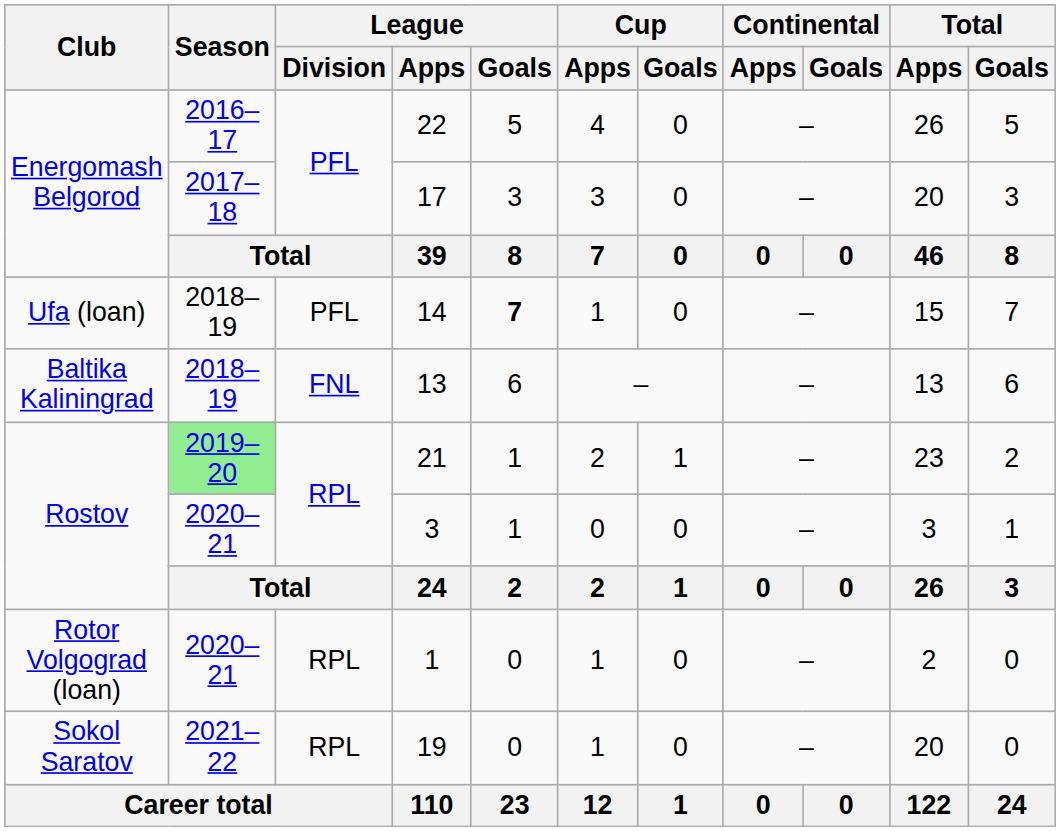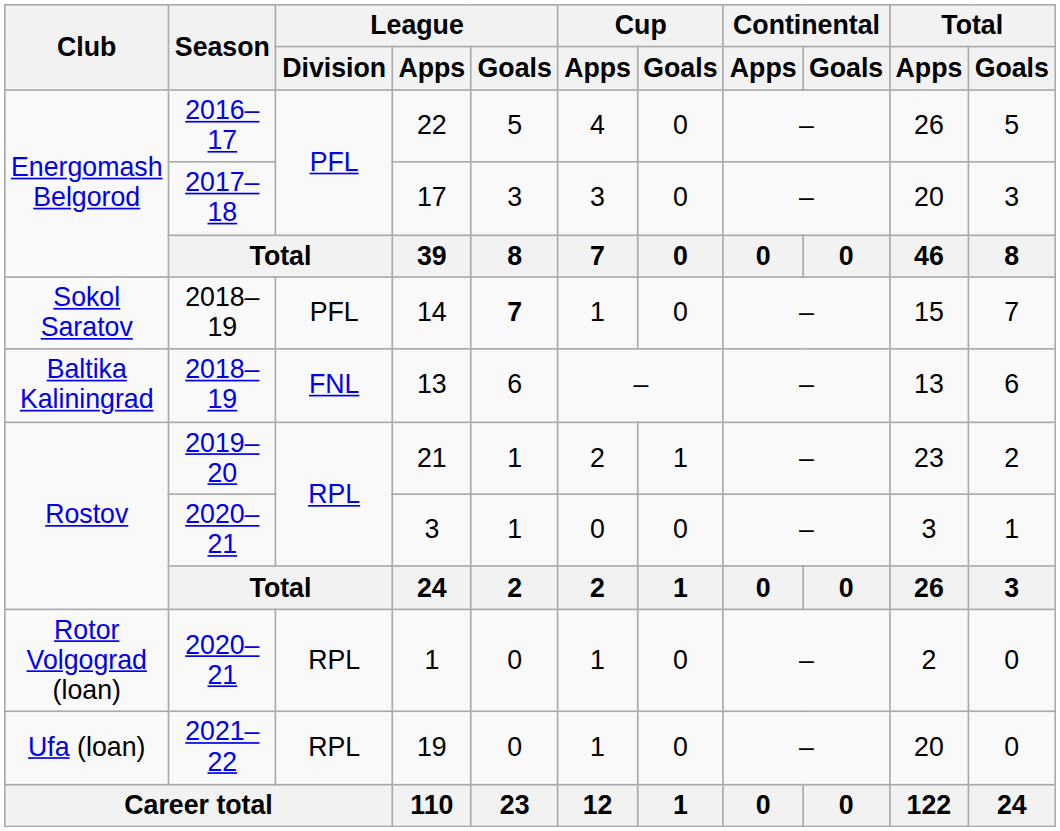(87, 312) Ufa (loan) -> (87, 312) Sokol Saratov
(222, 457) lightgreen background -> (222, 457) no background
(87, 747) Sokol Saratov -> (87, 747) Ufa (loan)
